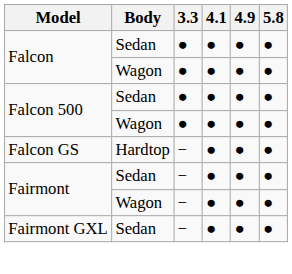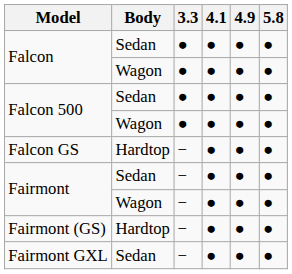+ row: (57, 228)
